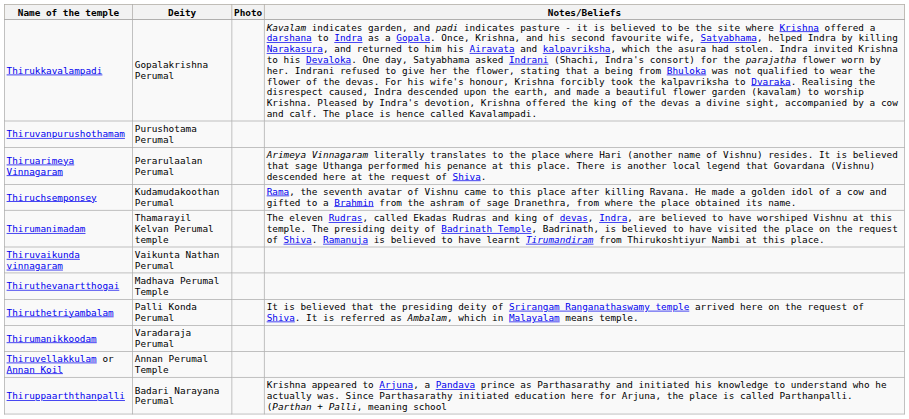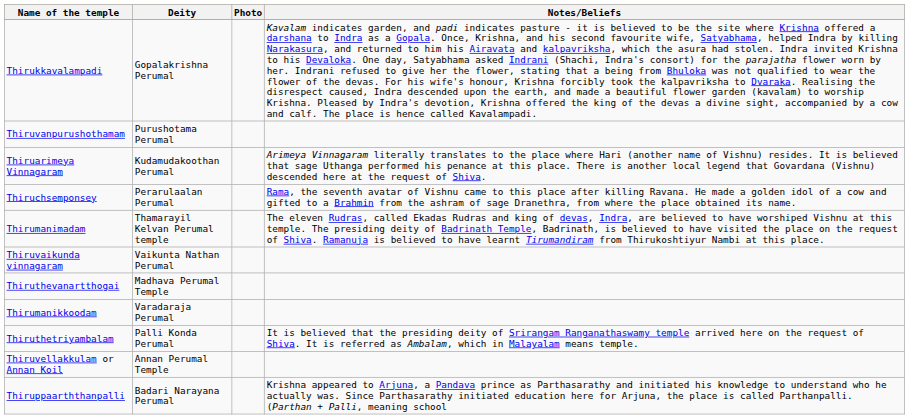(169, 166) Perarulaalan Perumal -> (177, 166) Kudamudakoothan Perumal
(177, 197) Kudamudakoothan Perumal -> (169, 197) Perarulaalan Perumal
rows swapped: (60, 312) <-> (52, 338)
